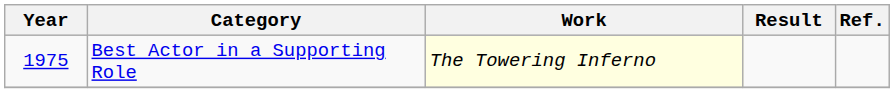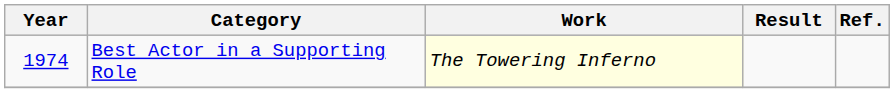(46, 62) 1975 -> (46, 62) 1974
